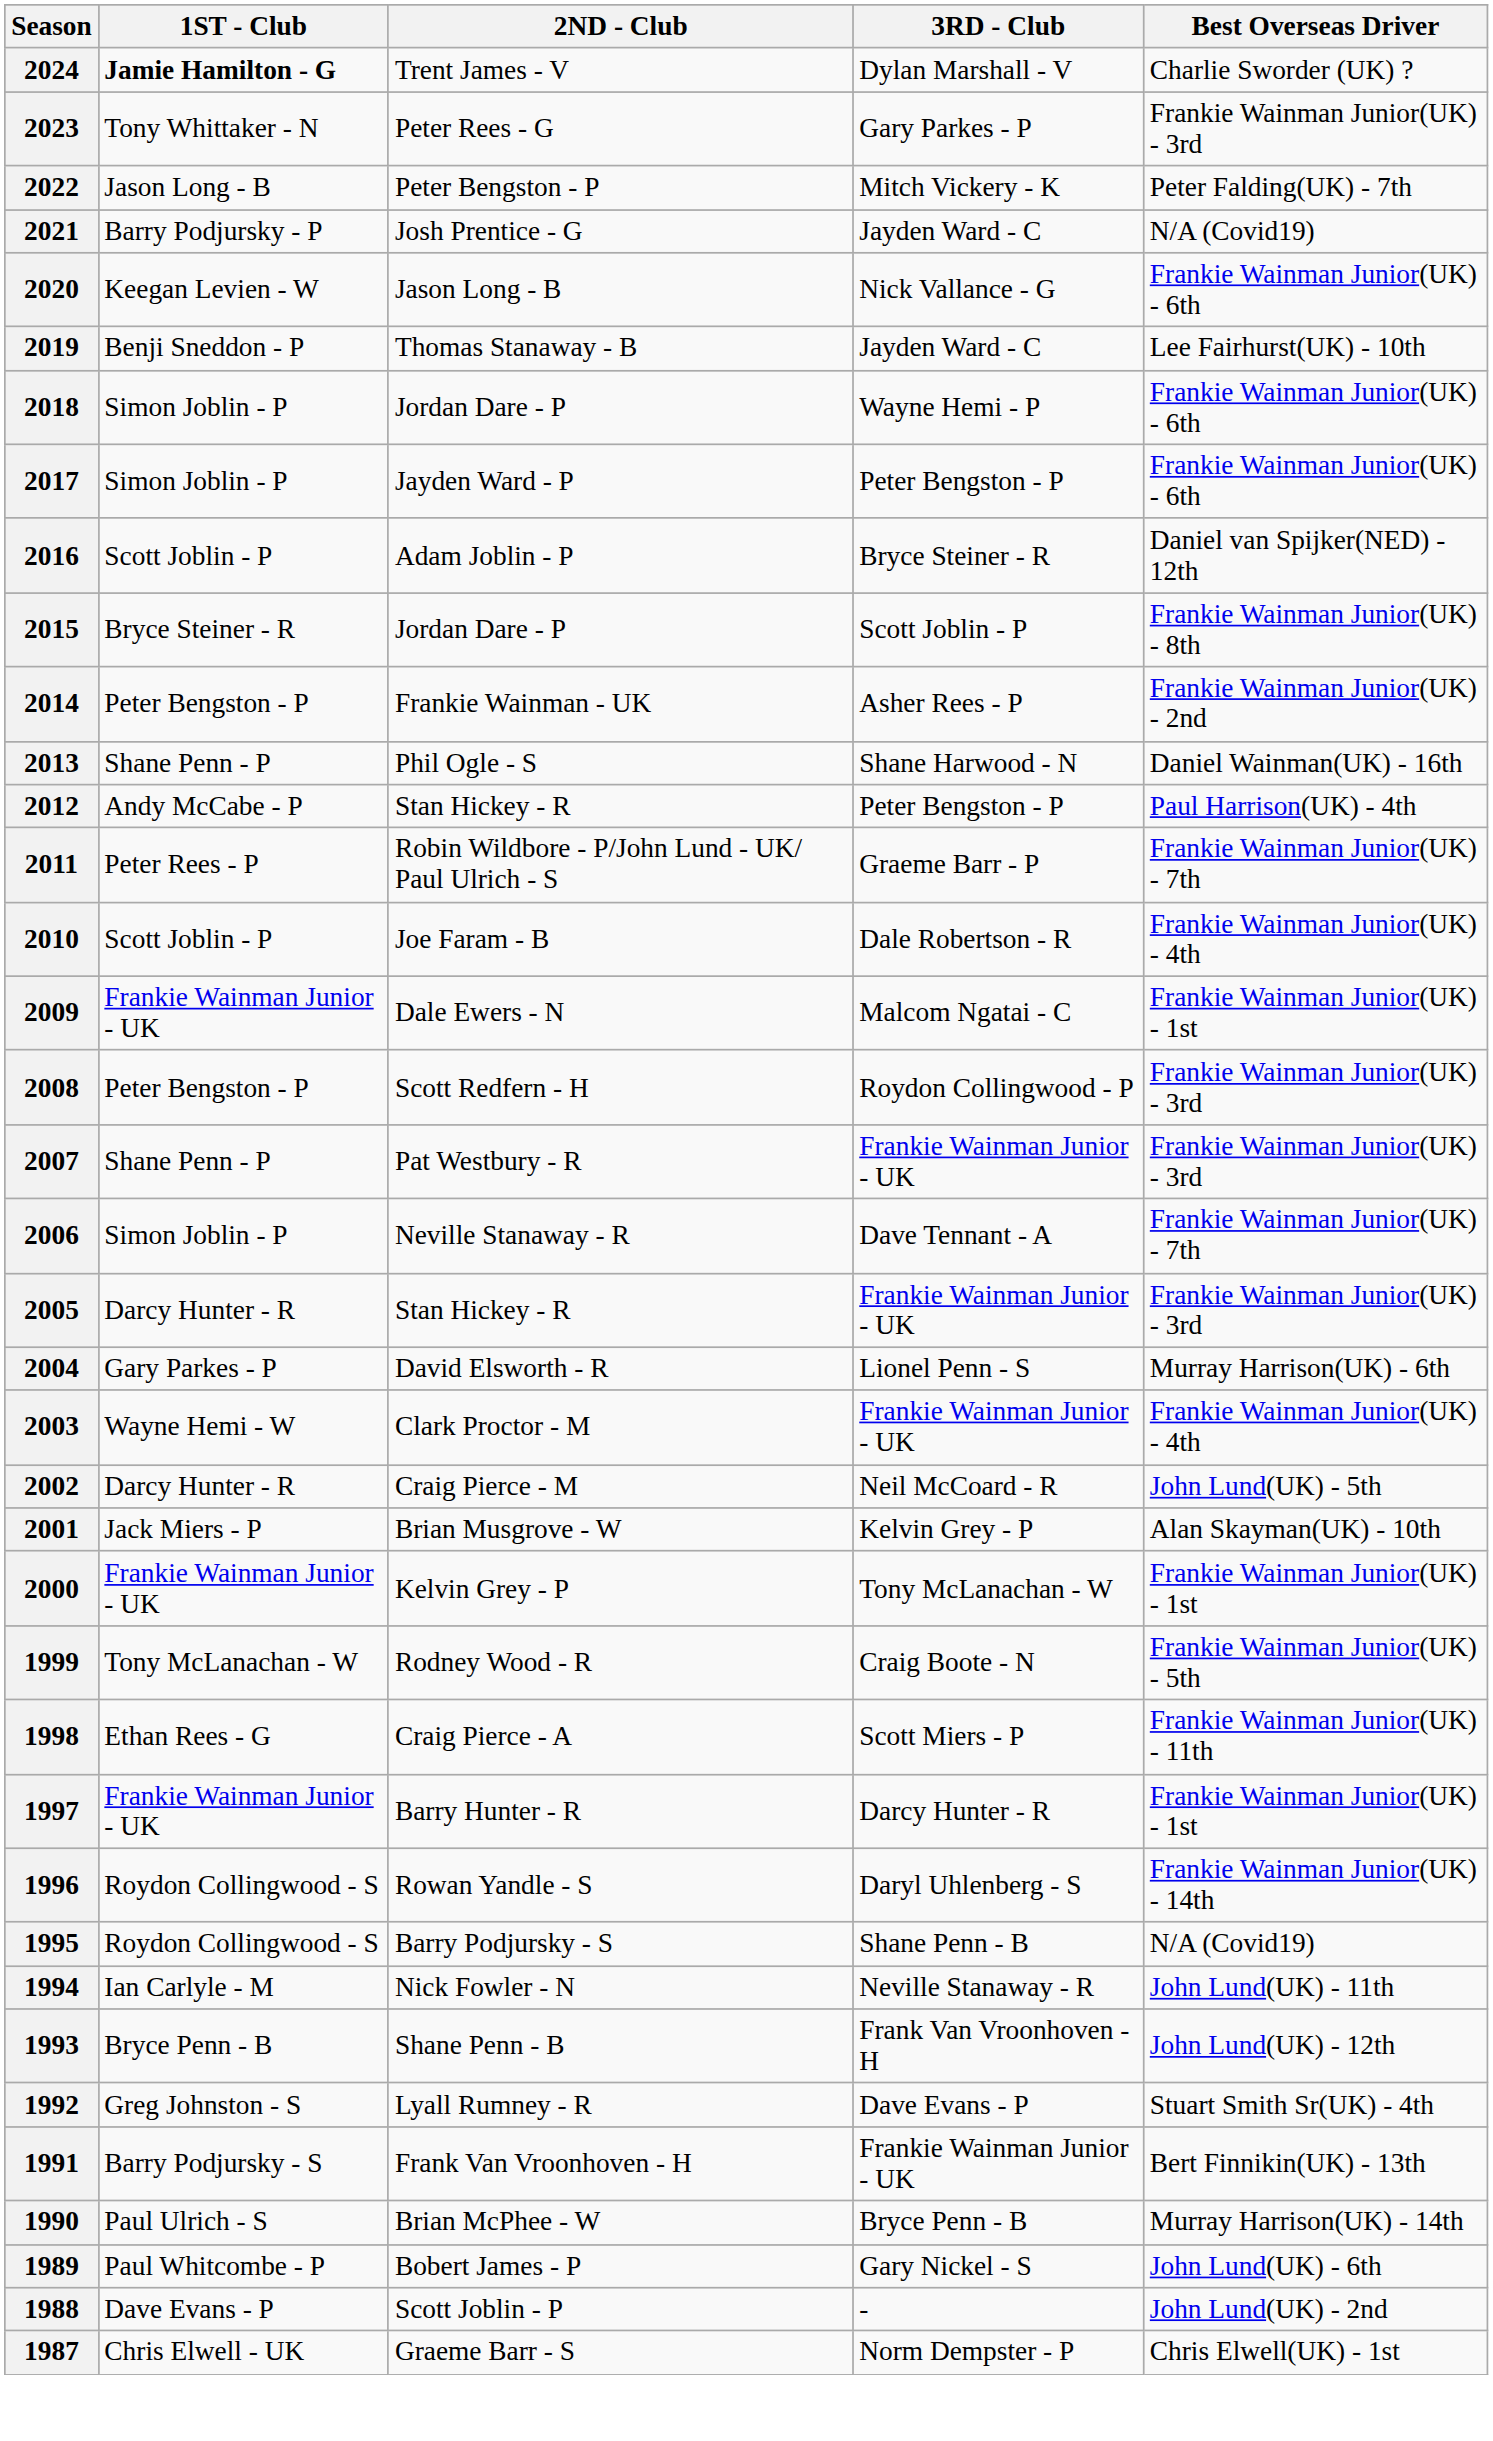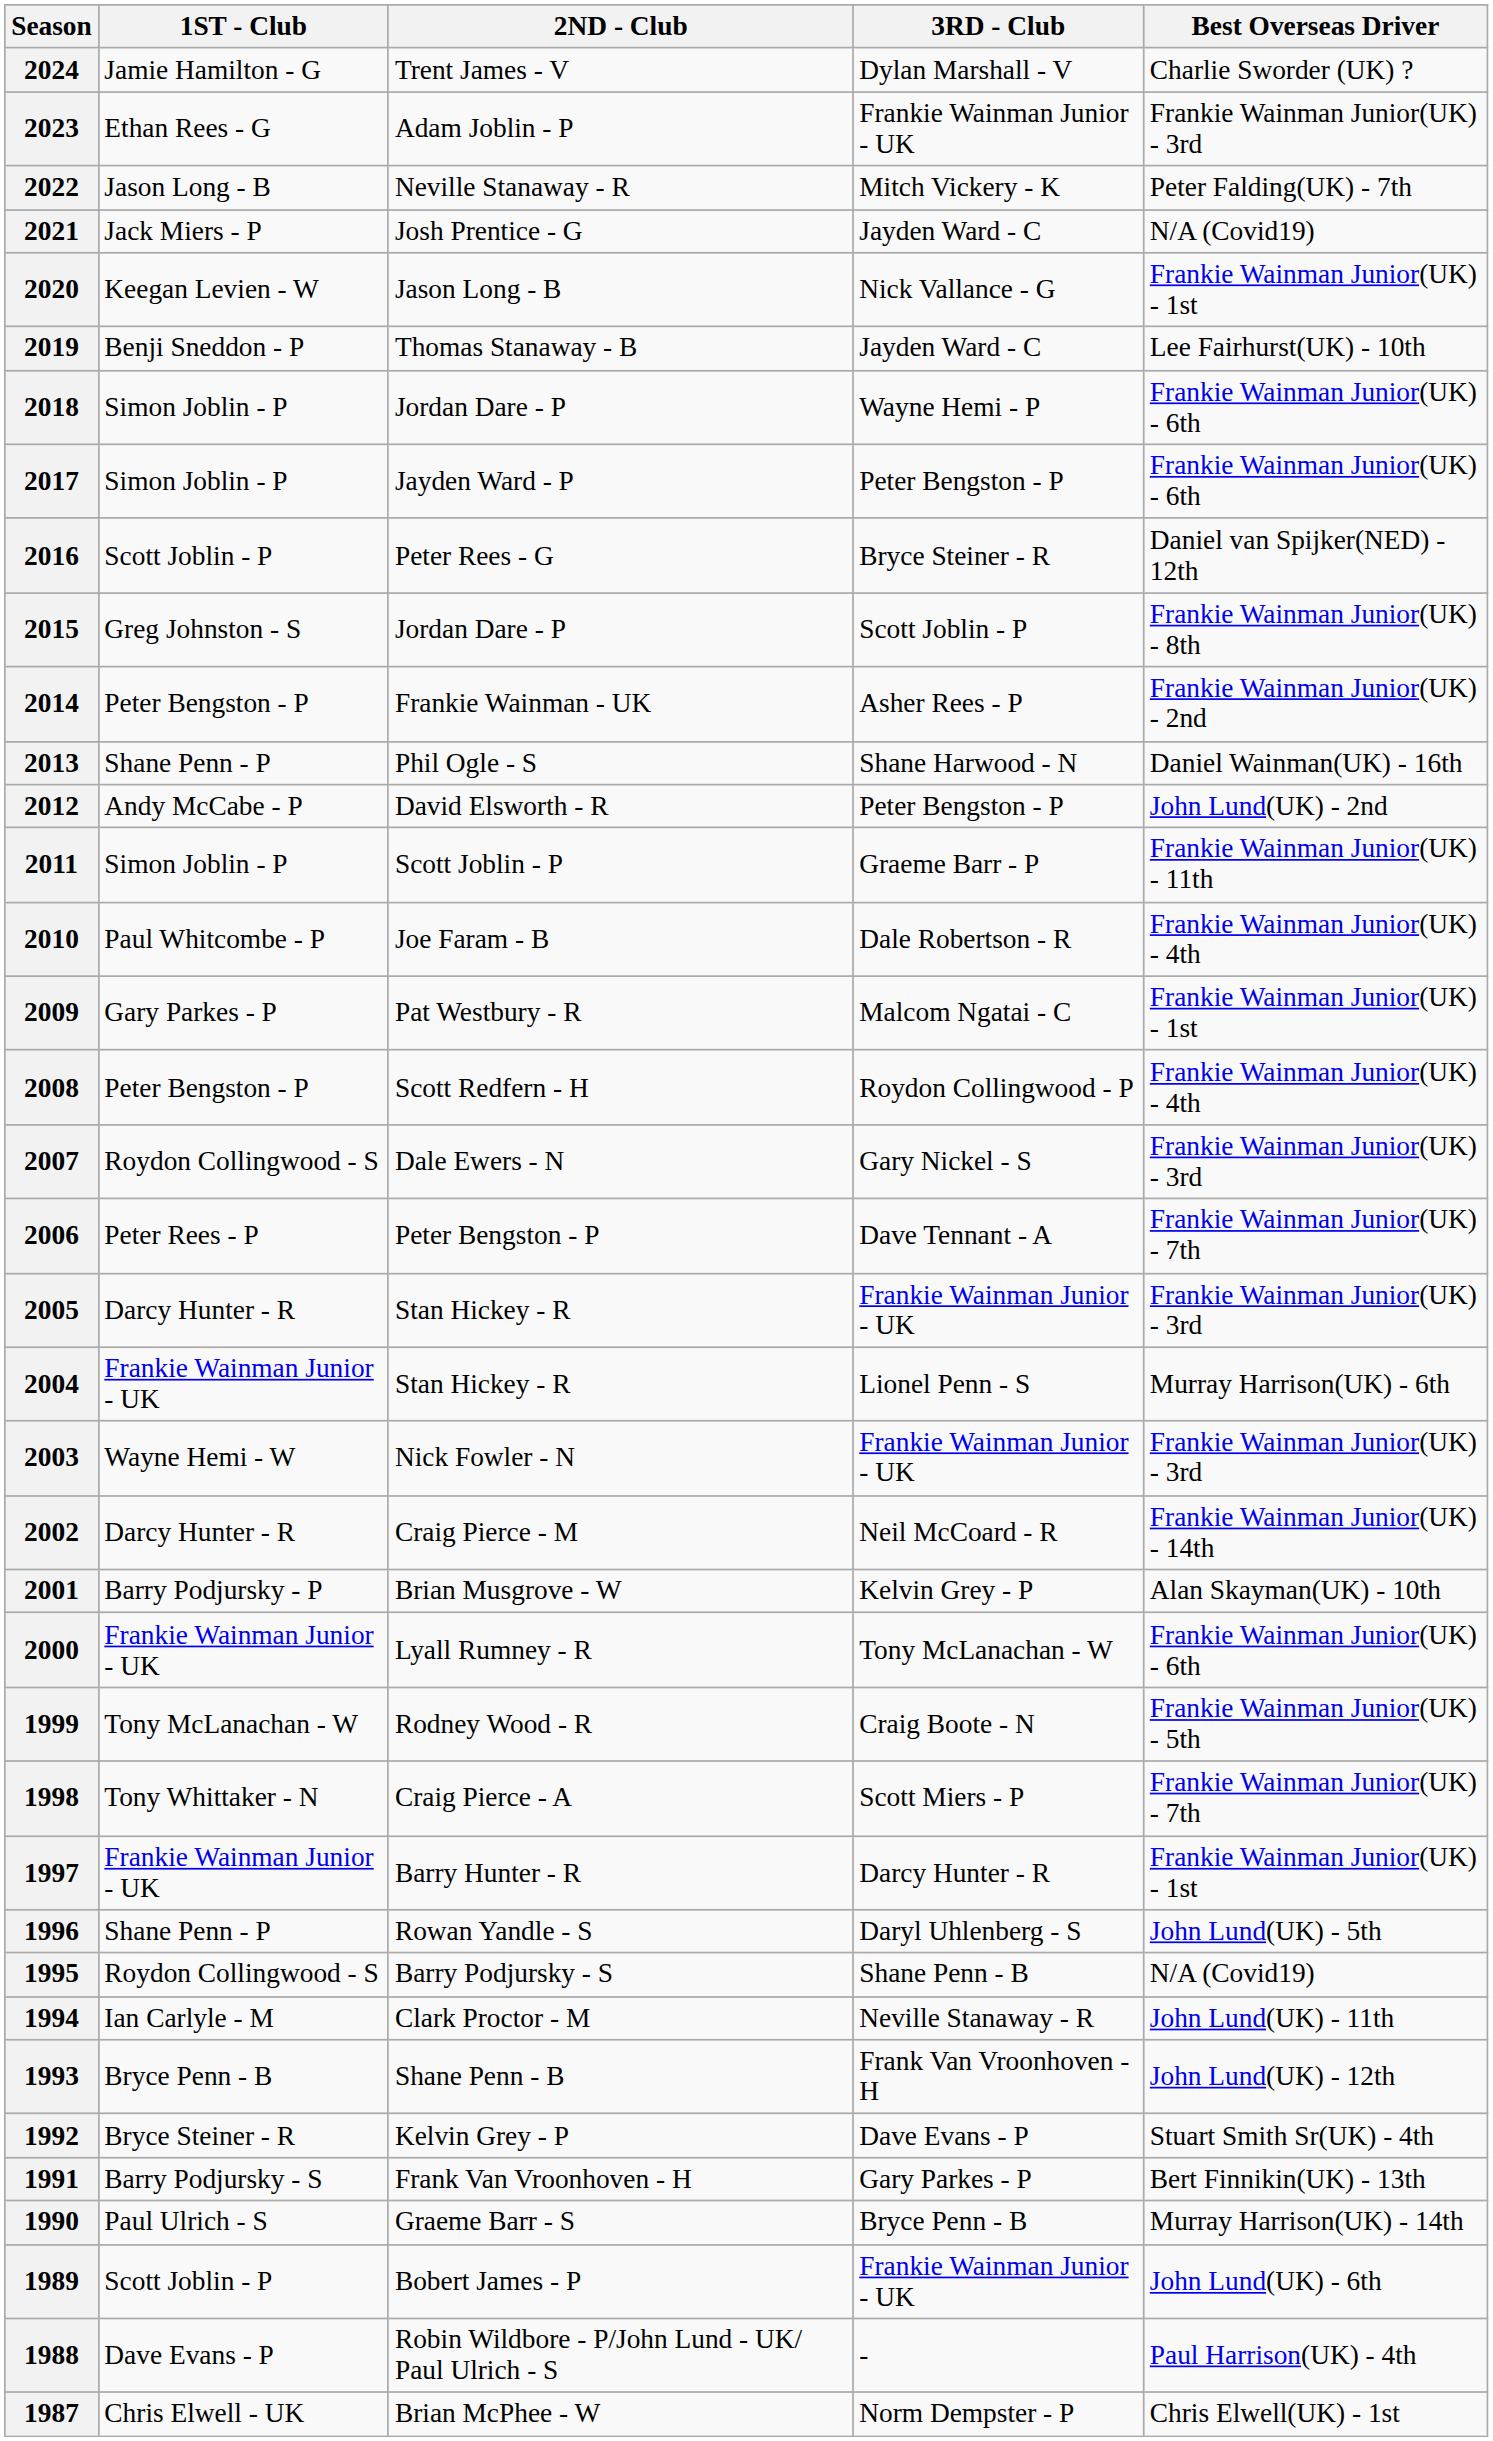(220, 69) bold -> (213, 69) normal
(211, 128) Tony Whittaker - N -> (188, 128) Ethan Rees - G
(474, 128) Peter Rees - G -> (484, 128) Adam Joblin - P
(945, 128) Gary Parkes - P -> (994, 128) Frankie Wainman Junior - UK
(497, 187) Peter Bengston - P -> (512, 187) Neville Stanaway - R
(213, 230) Barry Podjursky - P -> (183, 230) Jack Miers - P
(1313, 289) Frankie Wainman Junior(UK) - 6th -> (1313, 289) Frankie Wainman Junior(UK) - 1st
(484, 555) Adam Joblin - P -> (474, 555) Peter Rees - G
(200, 629) Bryce Steiner - R -> (203, 629) Greg Johnston - S
(483, 805) Stan Hickey - R -> (502, 805) David Elsworth - R
(1283, 805) Paul Harrison(UK) - 4th -> (1269, 805) John Lund(UK) - 2nd
(181, 864) Peter Rees - P -> (196, 864) Simon Joblin - P
(599, 864) Robin Wildbore - P/John Lund - UK/ Paul Ulrich - S -> (479, 864) Scott Joblin - P
(1313, 864) Frankie Wainman Junior(UK) - 7th -> (1313, 864) Frankie Wainman Junior(UK) - 11th
(188, 938) Scott Joblin - P -> (215, 938) Paul Whitcombe - P
(239, 1012) Frankie Wainman Junior - UK -> (191, 1012) Gary Parkes - P
(480, 1012) Dale Ewers - N -> (488, 1012) Pat Westbury - R
(1313, 1087) Frankie Wainman Junior(UK) - 3rd -> (1313, 1087) Frankie Wainman Junior(UK) - 4th
(188, 1161) Shane Penn - P -> (242, 1161) Roydon Collingwood - S
(488, 1161) Pat Westbury - R -> (480, 1161) Dale Ewers - N
(994, 1161) Frankie Wainman Junior - UK -> (945, 1161) Gary Nickel - S
(196, 1235) Simon Joblin - P -> (181, 1235) Peter Rees - P
(512, 1235) Neville Stanaway - R -> (497, 1235) Peter Bengston - P
(191, 1368) Gary Parkes - P -> (239, 1383) Frankie Wainman Junior - UK
(502, 1368) David Elsworth - R -> (483, 1383) Stan Hickey - R
(493, 1427) Clark Proctor - M -> (485, 1457) Nick Fowler - N
(1313, 1427) Frankie Wainman Junior(UK) - 4th -> (1313, 1457) Frankie Wainman Junior(UK) - 3rd
(1266, 1485) John Lund(UK) - 5th -> (1313, 1532) Frankie Wainman Junior(UK) - 14th
(183, 1529) Jack Miers - P -> (213, 1590) Barry Podjursky - P
(482, 1588) Kelvin Grey - P -> (493, 1649) Lyall Rumney - R
(1313, 1588) Frankie Wainman Junior(UK) - 1st -> (1313, 1649) Frankie Wainman Junior(UK) - 6th
(188, 1736) Ethan Rees - G -> (211, 1797) Tony Whittaker - N
(1313, 1736) Frankie Wainman Junior(UK) - 11th -> (1313, 1797) Frankie Wainman Junior(UK) - 7th
(242, 1884) Roydon Collingwood - S -> (188, 1930) Shane Penn - P
(1313, 1884) Frankie Wainman Junior(UK) - 14th -> (1266, 1930) John Lund(UK) - 5th
(485, 1986) Nick Fowler - N -> (493, 2017) Clark Proctor - M
(203, 2104) Greg Johnston - S -> (200, 2135) Bryce Steiner - R
(493, 2104) Lyall Rumney - R -> (482, 2135) Kelvin Grey - P
(994, 2163) Frankie Wainman Junior - UK -> (945, 2178) Gary Parkes - P
(498, 2222) Brian McPhee - W -> (485, 2222) Graeme Barr - S
(215, 2265) Paul Whitcombe - P -> (188, 2280) Scott Joblin - P
(945, 2265) Gary Nickel - S -> (994, 2280) Frankie Wainman Junior - UK
(479, 2308) Scott Joblin - P -> (599, 2355) Robin Wildbore - P/John Lund - UK/ Paul Ulrich - S
(1269, 2308) John Lund(UK) - 2nd -> (1283, 2355) Paul Harrison(UK) - 4th
(485, 2352) Graeme Barr - S -> (498, 2413) Brian McPhee - W
